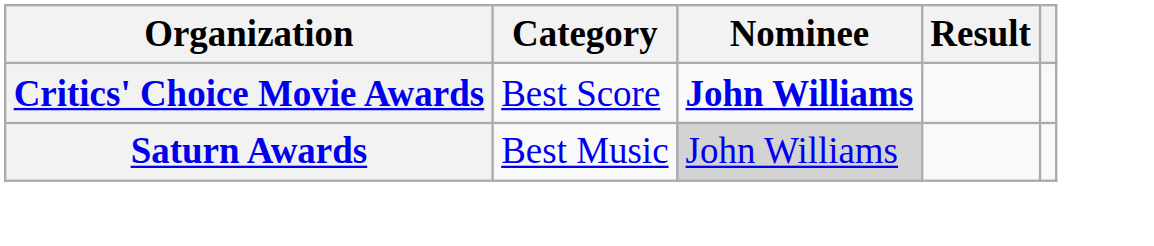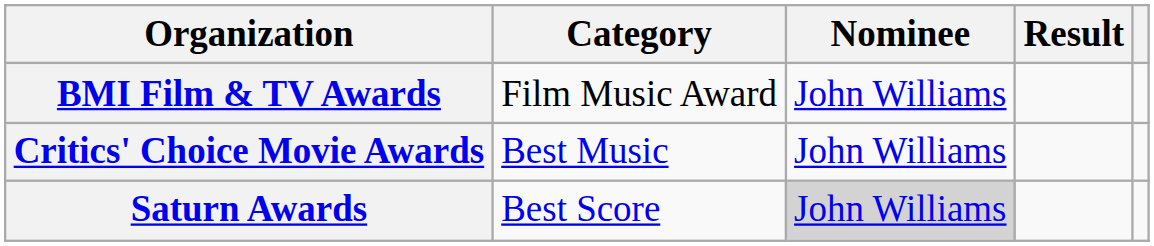+ row: (249, 92)
(581, 92) Best Score -> (585, 151) Best Music
(799, 92) bold -> (900, 151) normal
(585, 151) Best Music -> (581, 209) Best Score
